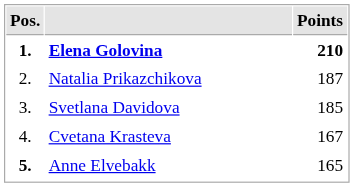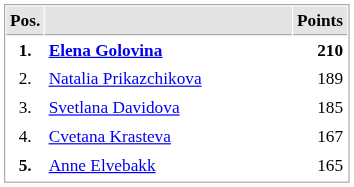(330, 78) 187 -> (330, 78) 189
